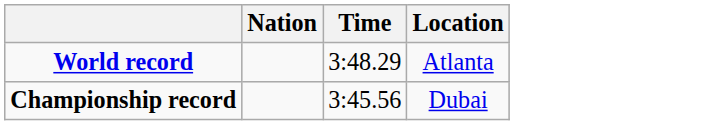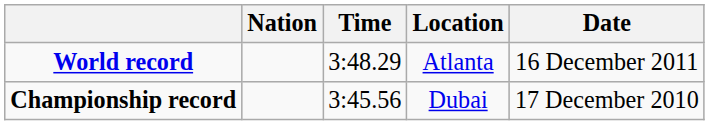+ column: (607, 23)
